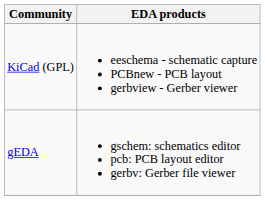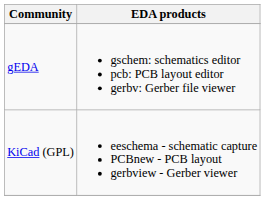rows swapped: (23, 152) <-> (41, 66)
